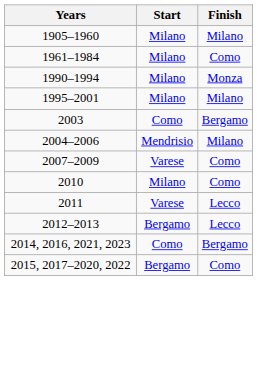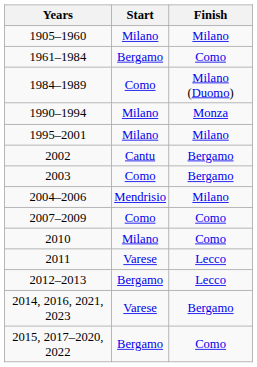(167, 57) Milano -> (140, 57) Bergamo
+ row: (58, 85)
+ row: (58, 155)
(167, 161) Varese -> (140, 217) Como
(167, 244) Como -> (140, 308) Varese
